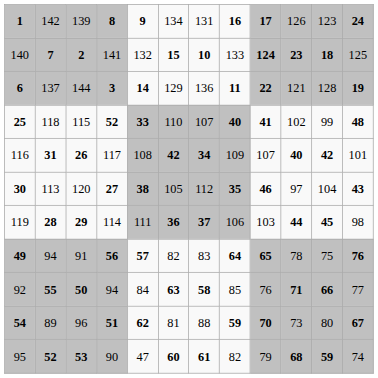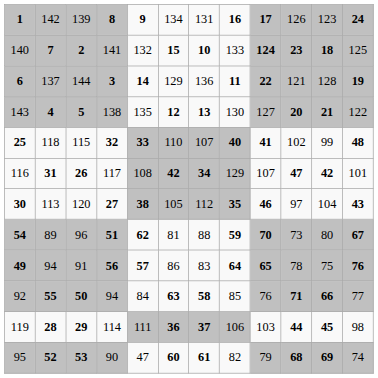+ row: (20, 112)
(112, 121) 52 -> (112, 142) 32
(235, 155) 109 -> (235, 173) 129
(296, 155) 40 -> (296, 173) 47
rows swapped: (20, 222) <-> (20, 322)
(173, 255) 82 -> (173, 265) 86
(327, 356) 59 -> (327, 357) 69
